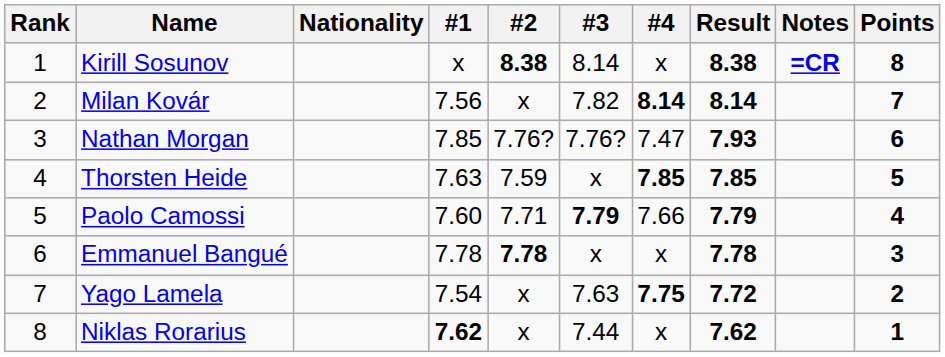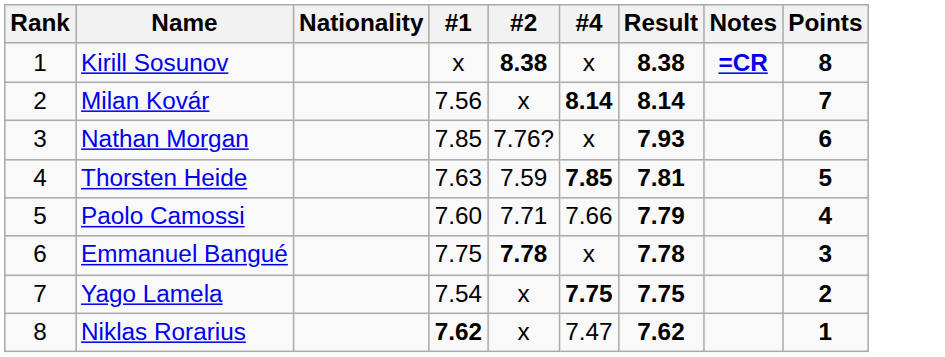- column: (596, 23)
(661, 139) 7.47 -> (589, 139) x
(733, 178) 7.85 -> (661, 178) 7.81
(458, 255) 7.78 -> (458, 255) 7.75
(733, 293) 7.72 -> (661, 293) 7.75
(661, 332) x -> (589, 332) 7.47
